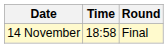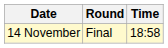columns swapped: (101, 14) <-> (141, 14)
